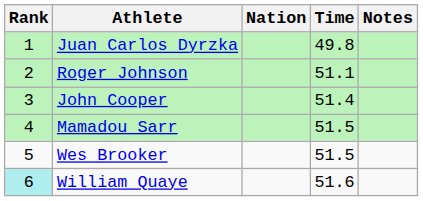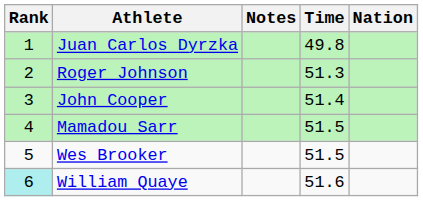columns swapped: (276, 18) <-> (388, 18)
(335, 73) 51.1 -> (324, 73) 51.3
